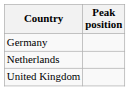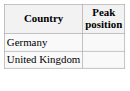- row: (33, 59)
